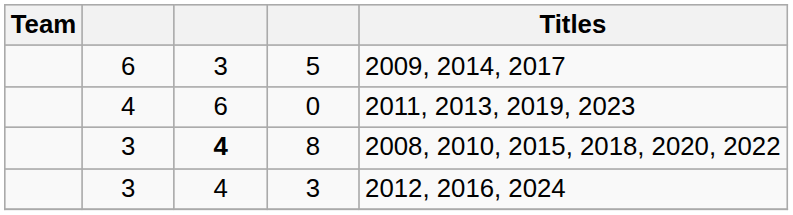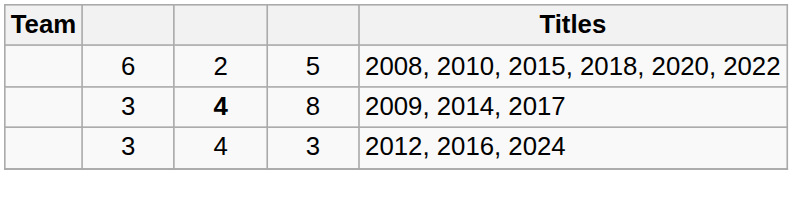(221, 65) 3 -> (221, 65) 2
(465, 65) 2009, 2014, 2017 -> (573, 65) 2008, 2010, 2015, 2018, 2020, 2022
- row: (313, 106)
(573, 147) 2008, 2010, 2015, 2018, 2020, 2022 -> (465, 106) 2009, 2014, 2017
